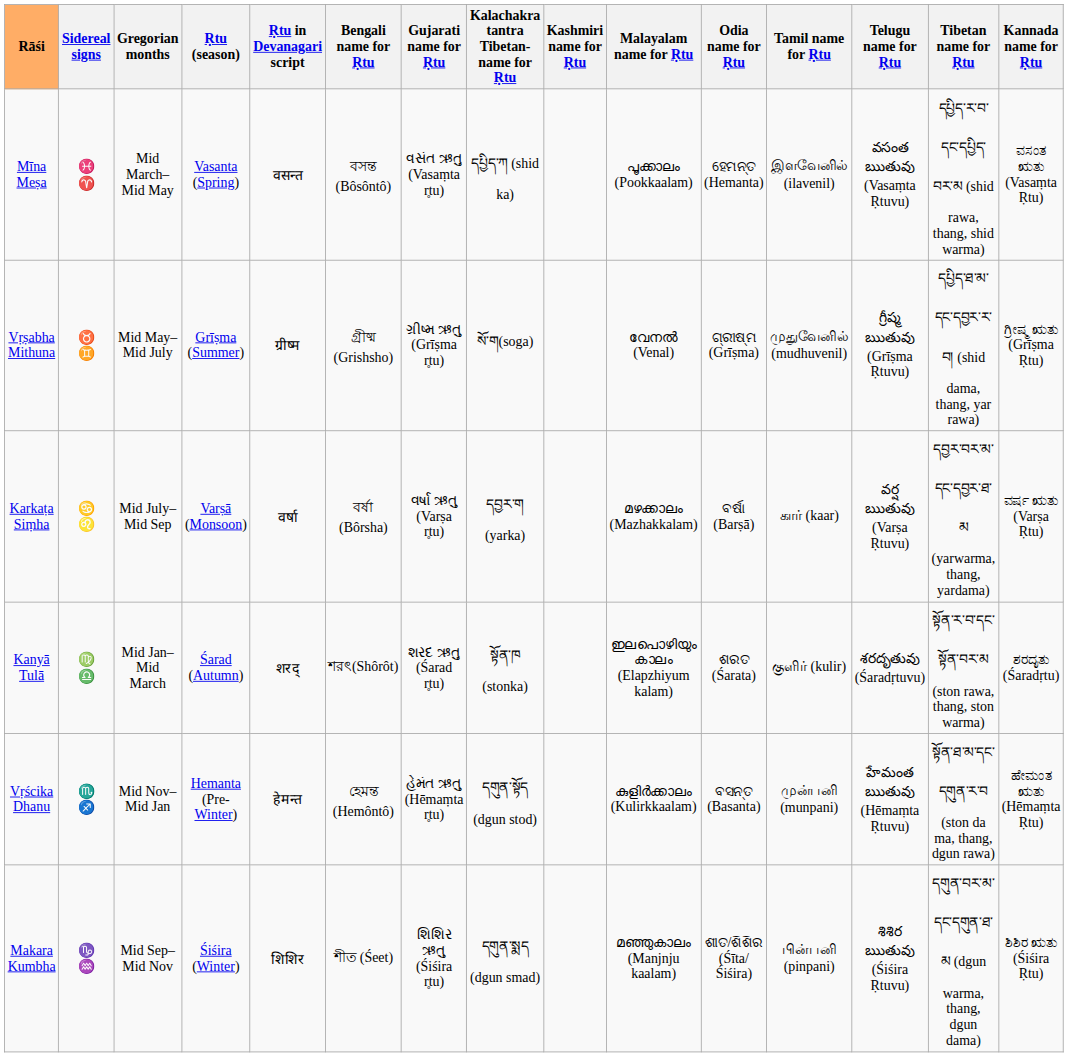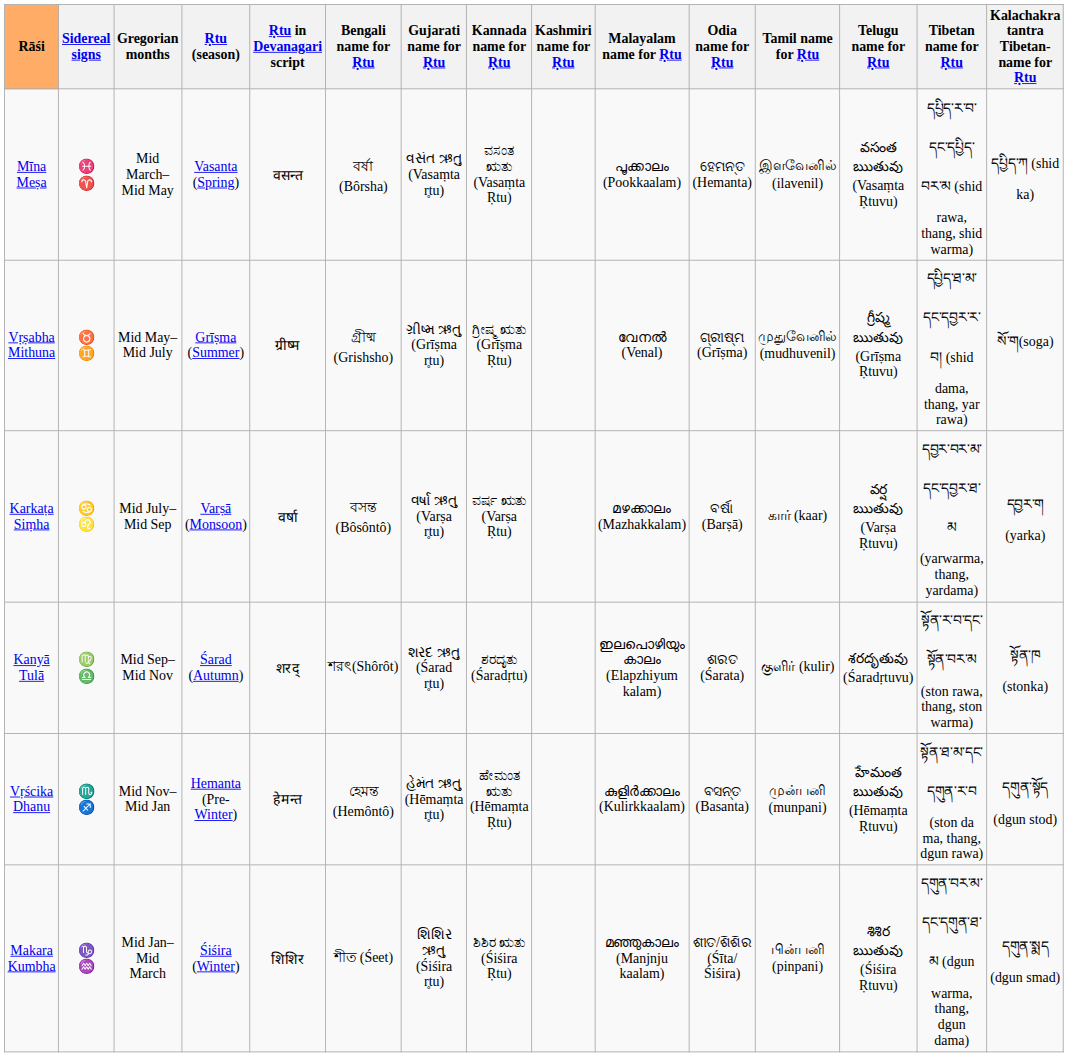columns swapped: (1031, 46) <-> (505, 46)
(363, 176) বসন্ত (Bôsôntô) -> (363, 176) বর্ষা (Bôrsha)
(363, 518) বর্ষা (Bôrsha) -> (363, 518) বসন্ত (Bôsôntô)
(148, 667) Mid Jan– Mid March -> (148, 667) Mid Sep– Mid Nov
(148, 958) Mid Sep– Mid Nov -> (148, 958) Mid Jan– Mid March
